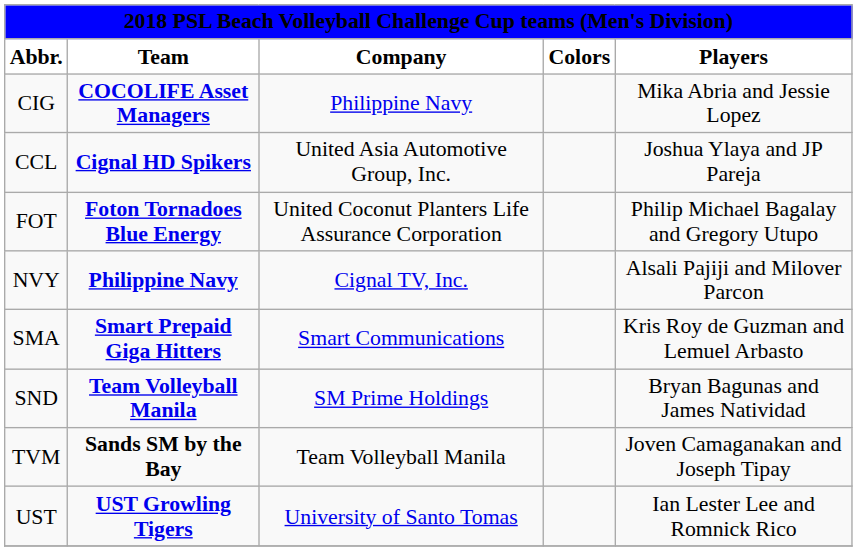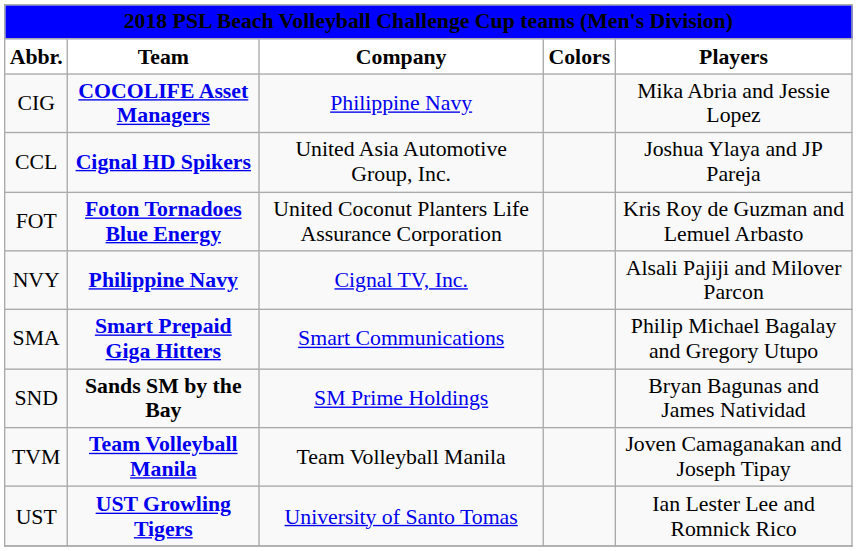(734, 220) Philip Michael Bagalay and Gregory Utupo -> (734, 220) Kris Roy de Guzman and Lemuel Arbasto
(734, 338) Kris Roy de Guzman and Lemuel Arbasto -> (734, 338) Philip Michael Bagalay and Gregory Utupo
(163, 397) Team Volleyball Manila -> (163, 397) Sands SM by the Bay
(163, 456) Sands SM by the Bay -> (163, 456) Team Volleyball Manila
